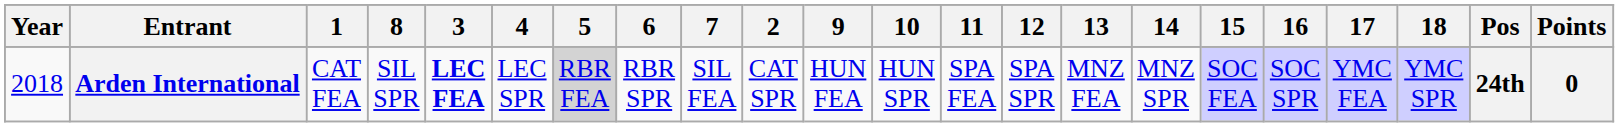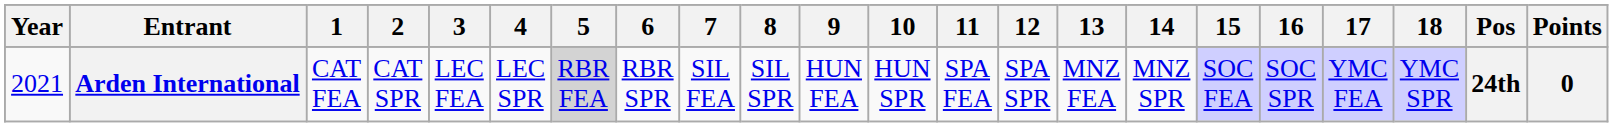columns swapped: (773, 25) <-> (396, 25)
(37, 83) 2018 -> (37, 83) 2021
(459, 83) bold -> (459, 83) normal
